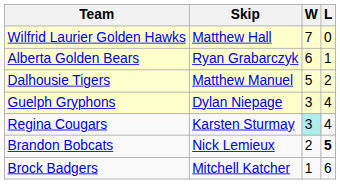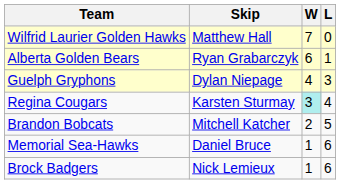- row: (59, 80)
(309, 102) 3 -> (309, 80) 4
(328, 102) 4 -> (328, 80) 3
(233, 146) Nick Lemieux -> (241, 124) Mitchell Katcher
(328, 146) bold -> (328, 124) normal
+ row: (73, 146)
(241, 168) Mitchell Katcher -> (233, 168) Nick Lemieux
